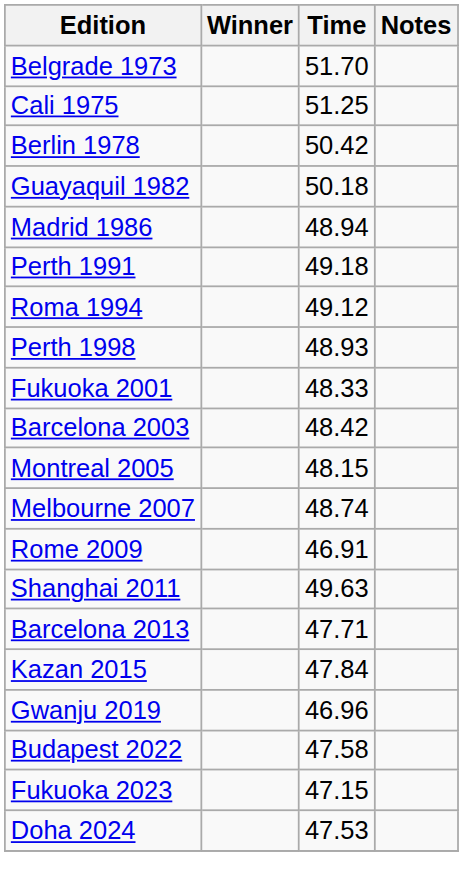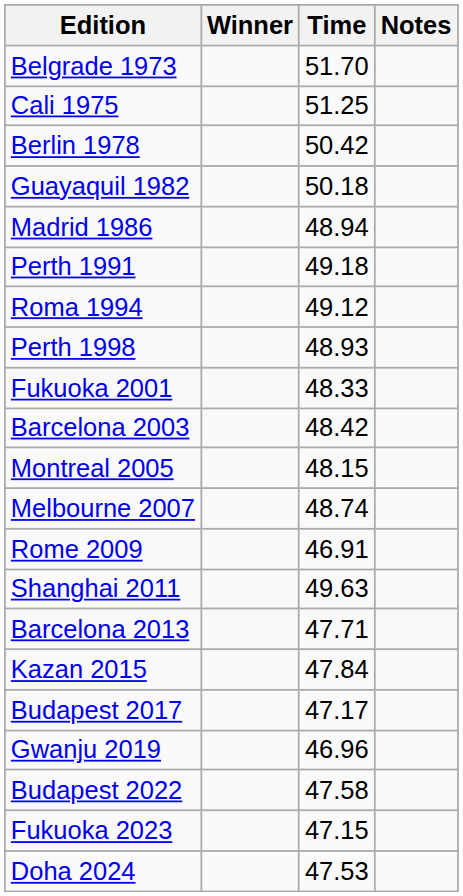+ row: (97, 710)
